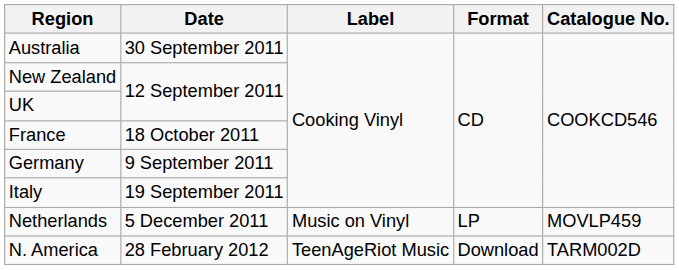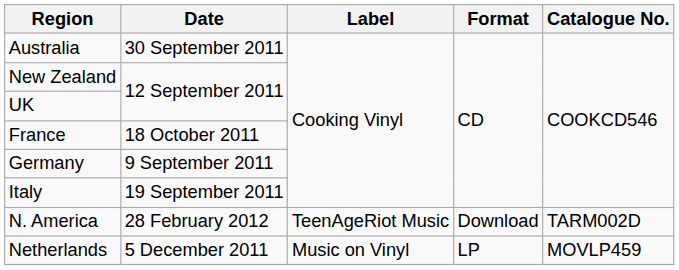rows swapped: (58, 221) <-> (53, 250)
